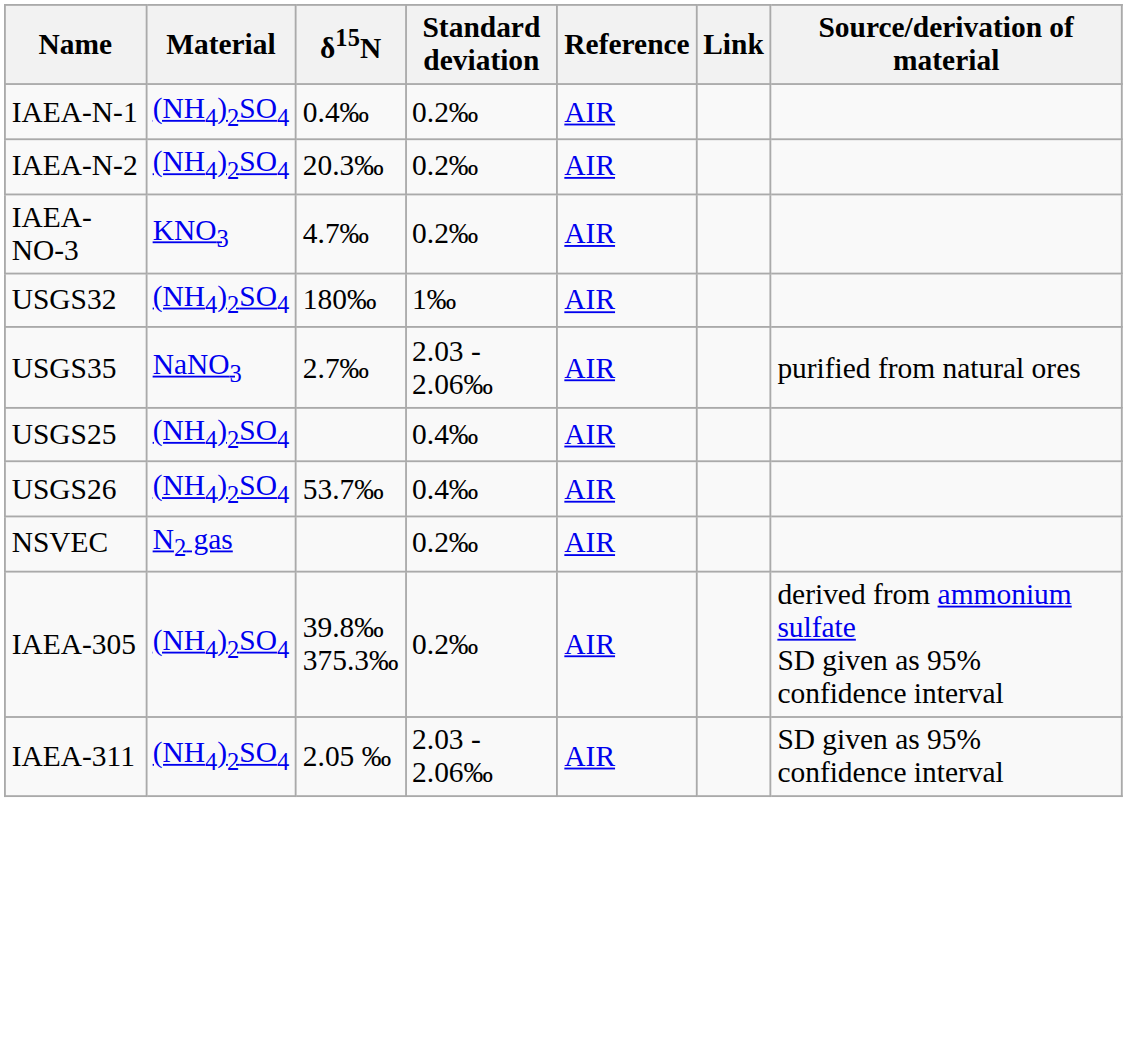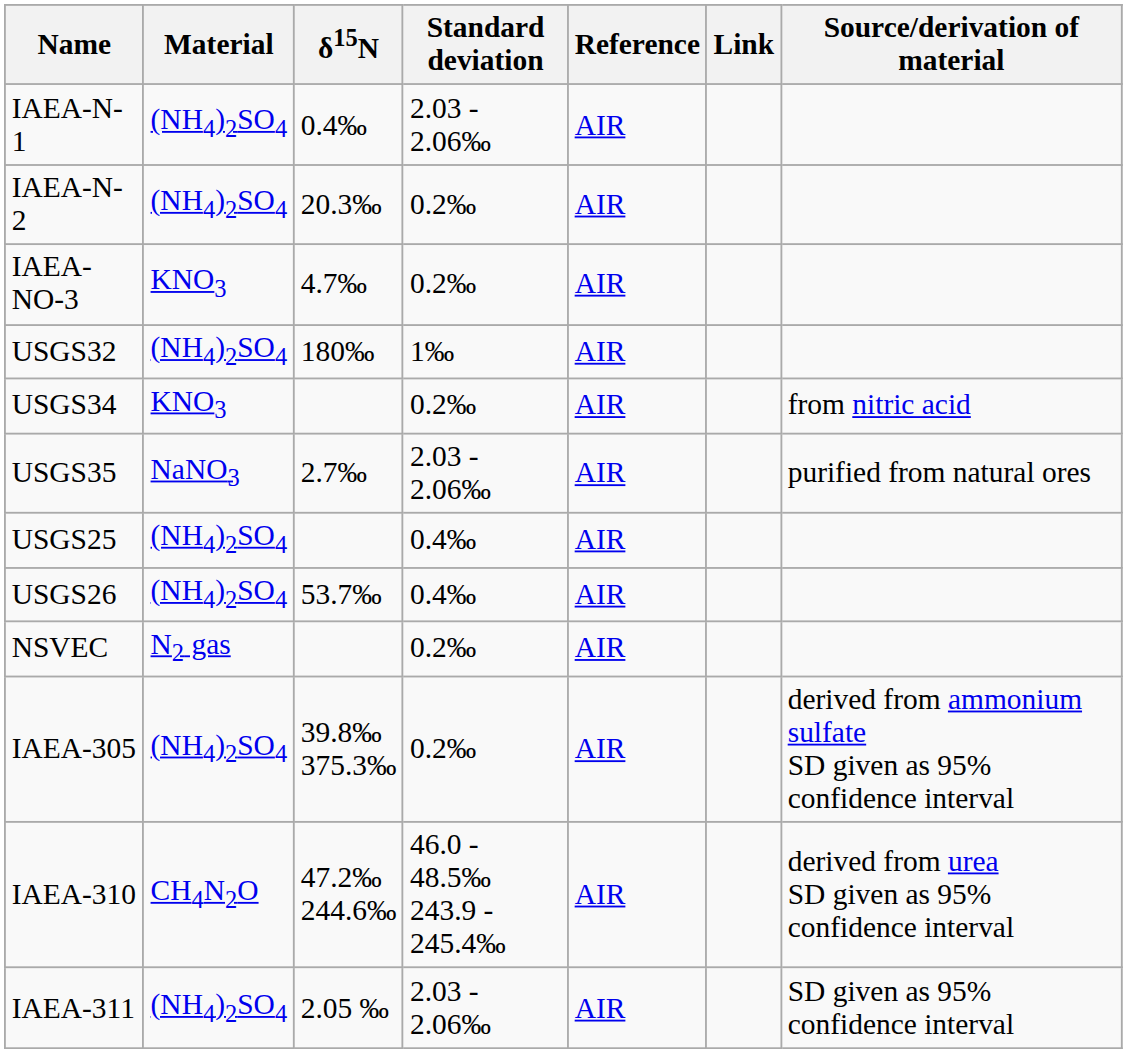(445, 111) 0.2‰ -> (450, 124) 2.03 - 2.06‰
+ row: (64, 405)
+ row: (74, 894)
